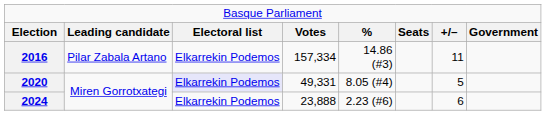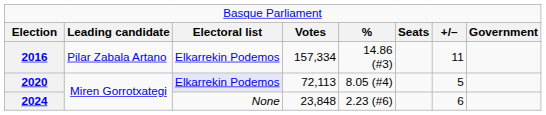(318, 82) 49,331 -> (319, 82) 72,113
(227, 100) Elkarrekin Podemos -> (266, 100) None
(318, 100) 23,888 -> (318, 100) 23,848
